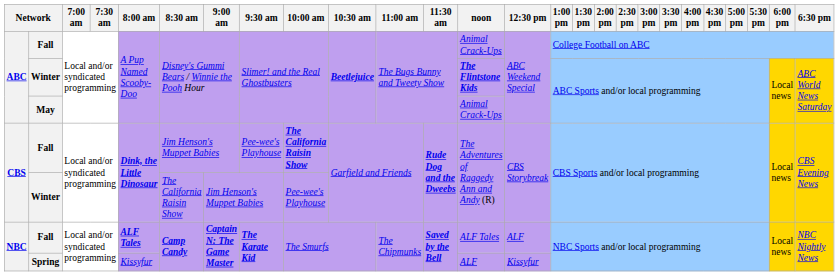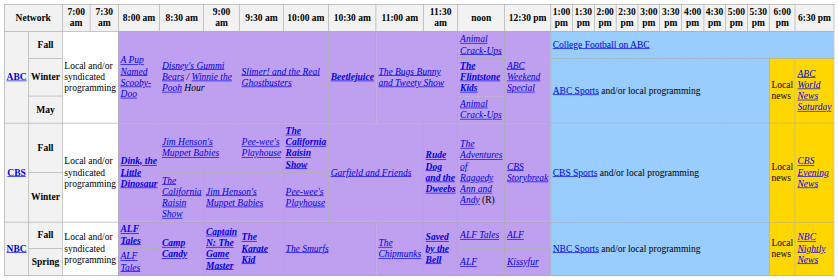(136, 262) Kissyfur -> (130, 262) ALF Tales
